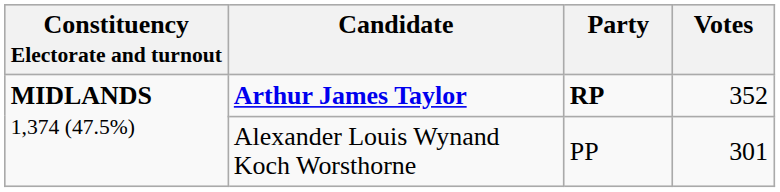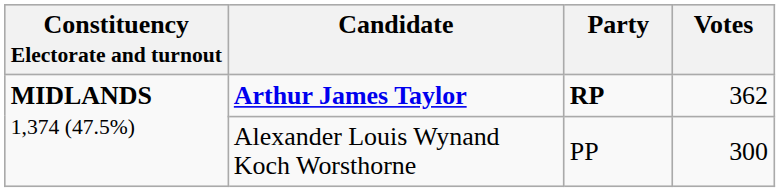(749, 95) 352 -> (749, 95) 362
(749, 151) 301 -> (749, 151) 300
